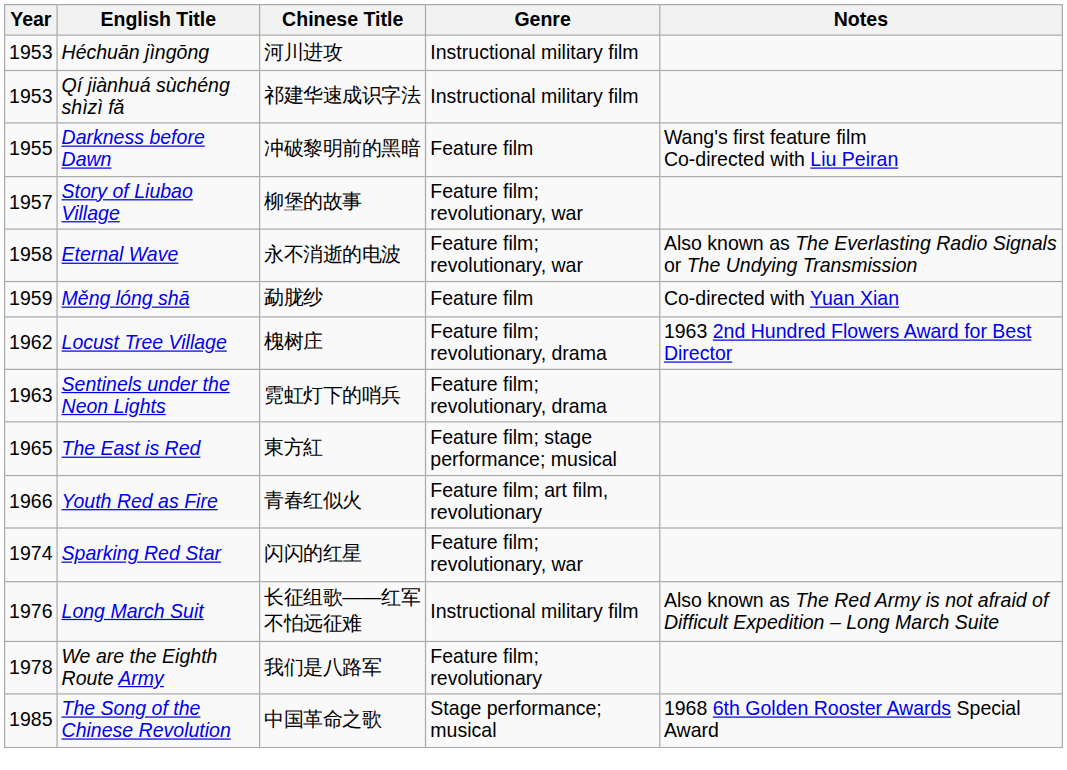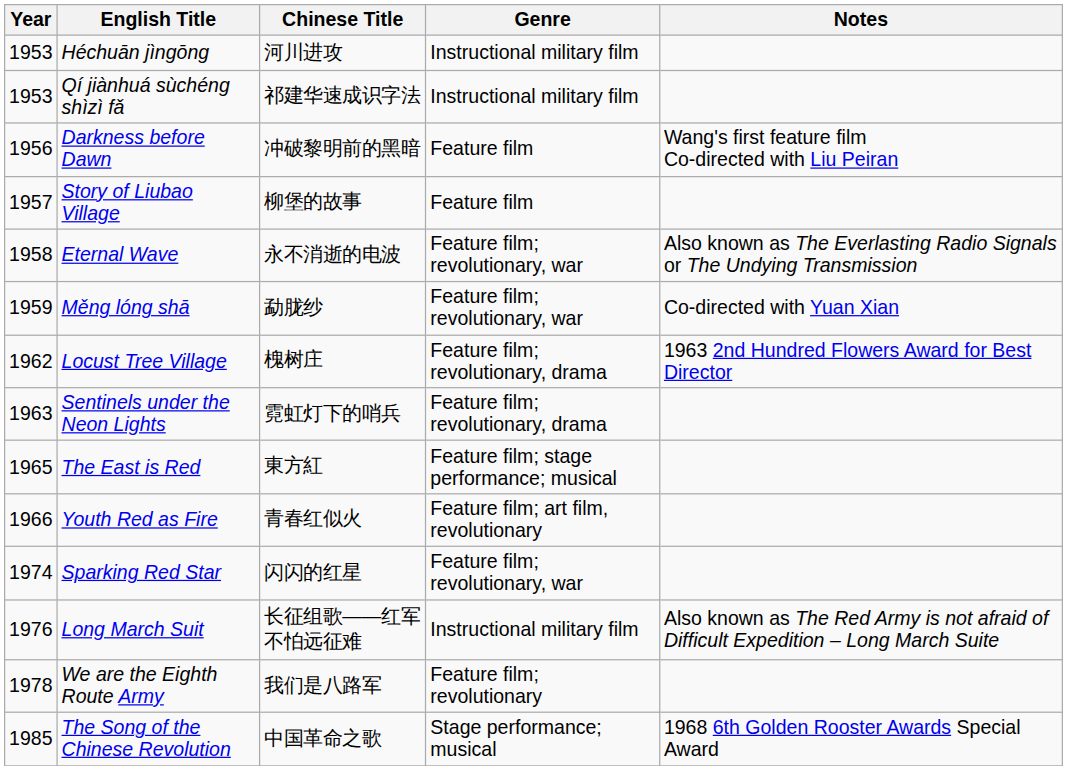(31, 149) 1955 -> (31, 149) 1956
(507, 202) Feature film; revolutionary, war -> (482, 202) Feature film
(482, 299) Feature film -> (507, 308) Feature film; revolutionary, war
